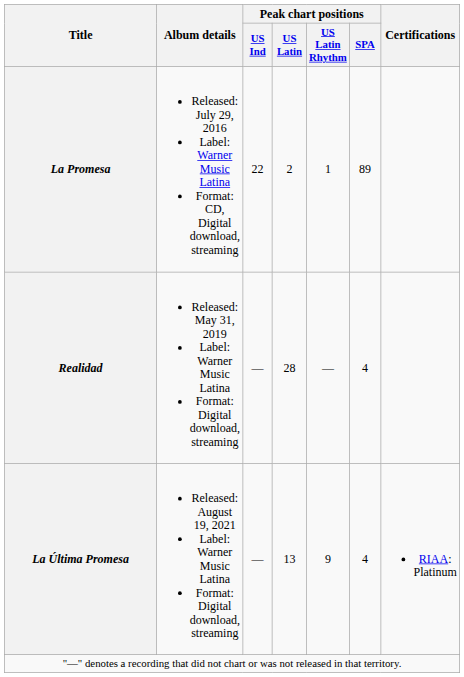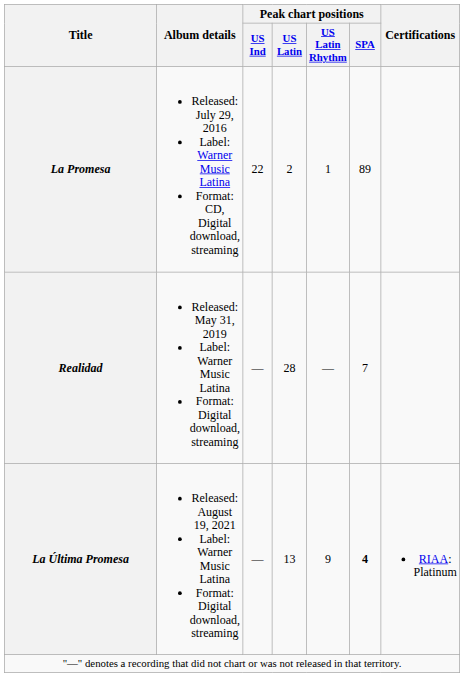(365, 367) 4 -> (365, 367) 7
(365, 559) normal -> (365, 559) bold
